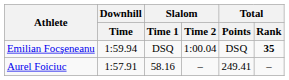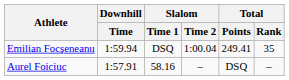(236, 49) DSQ -> (236, 49) 249.41
(269, 49) bold -> (269, 49) normal
(236, 67) 249.41 -> (236, 67) DSQ
